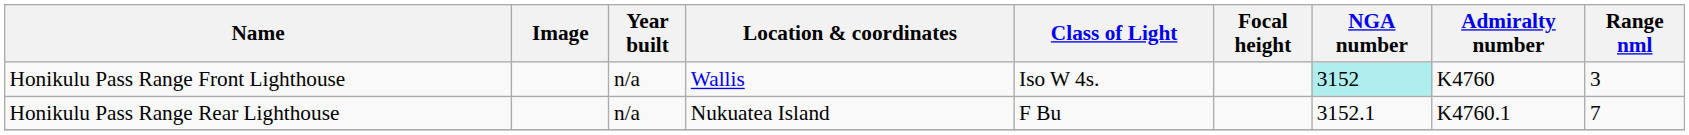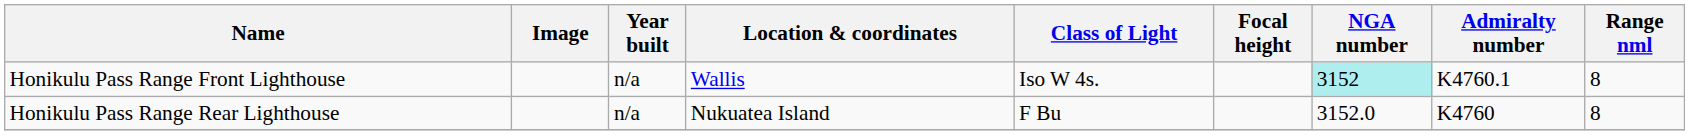(1466, 79) K4760 -> (1474, 79) K4760.1
(1595, 79) 3 -> (1595, 79) 8
(1346, 112) 3152.1 -> (1346, 112) 3152.0
(1474, 112) K4760.1 -> (1466, 112) K4760
(1595, 112) 7 -> (1595, 112) 8
